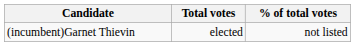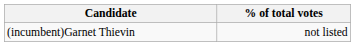- column: (209, 13)
